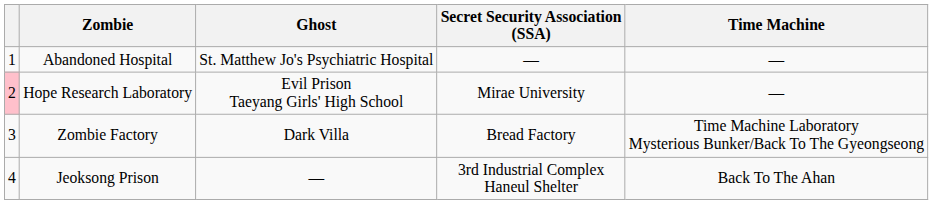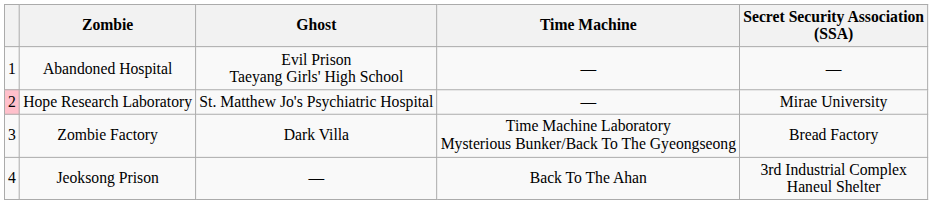columns swapped: (531, 25) <-> (776, 25)
(316, 59) St. Matthew Jo's Psychiatric Hospital -> (316, 68) Evil Prison Taeyang Girls' High School
(316, 93) Evil Prison Taeyang Girls' High School -> (316, 101) St. Matthew Jo's Psychiatric Hospital
